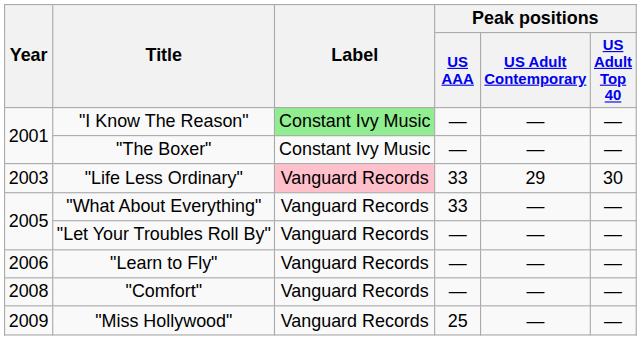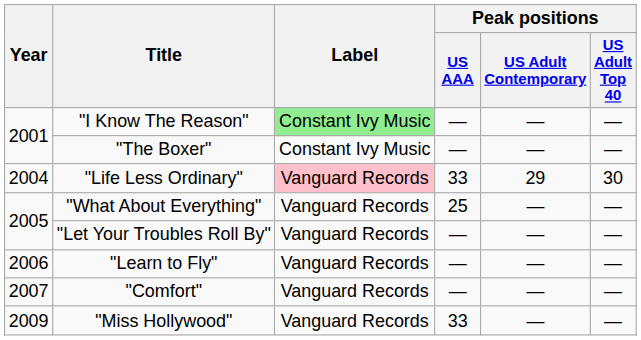(29, 178) 2003 -> (29, 178) 2004
(458, 206) 33 -> (458, 206) 25
(29, 291) 2008 -> (29, 291) 2007
(458, 320) 25 -> (458, 320) 33
